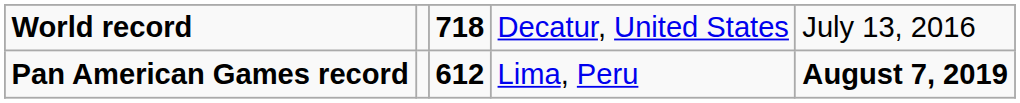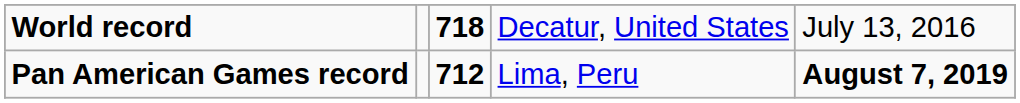(460, 73) 612 -> (460, 73) 712
